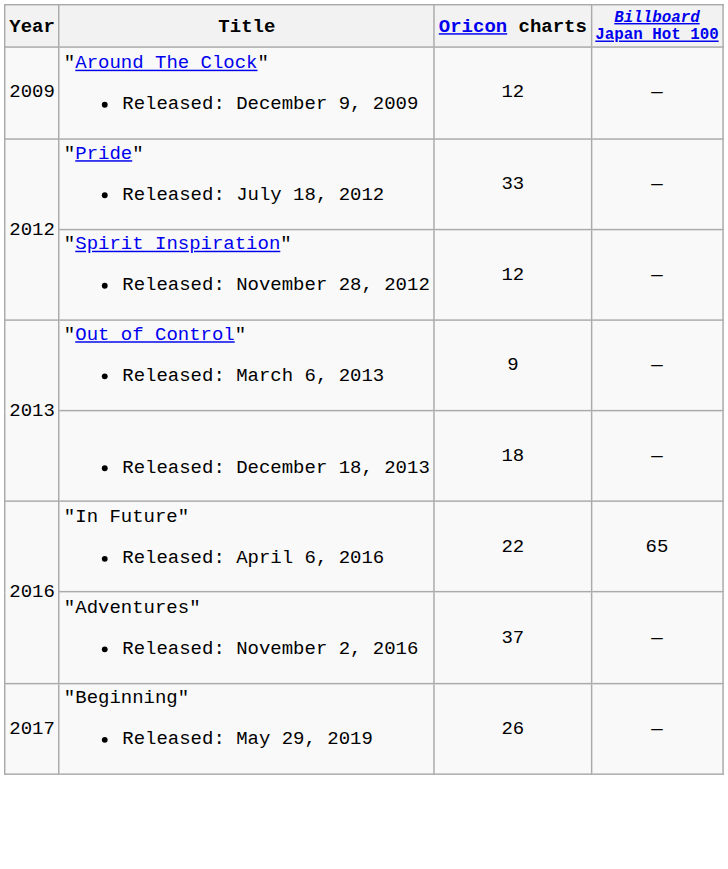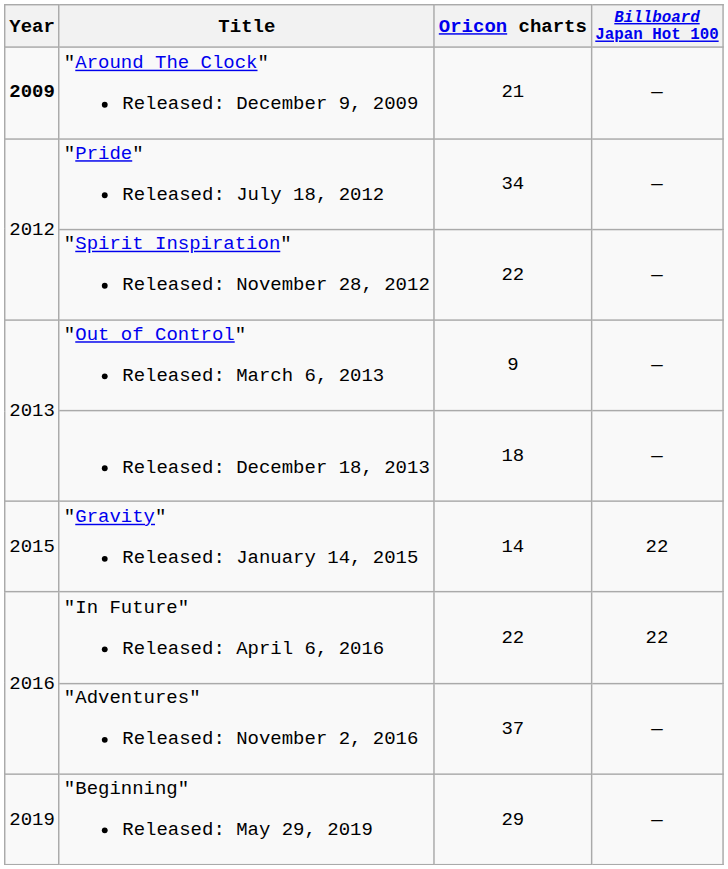(32, 93) normal -> (32, 93) bold
(513, 93) 12 -> (513, 93) 21
(513, 184) 33 -> (513, 184) 34
(513, 275) 12 -> (513, 275) 22
+ row: (247, 537)
(657, 547) 65 -> (657, 638) 22
(32, 728) 2017 -> (32, 819) 2019
(513, 728) 26 -> (513, 819) 29
